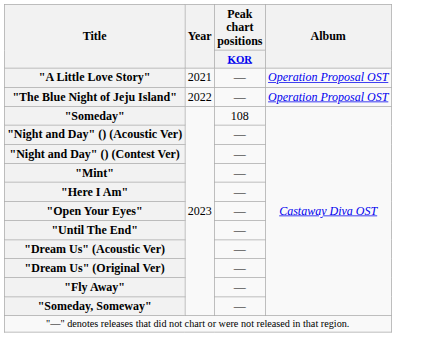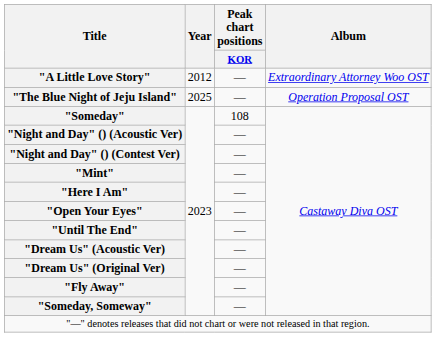(200, 77) 2021 -> (200, 77) 2012
(328, 77) Operation Proposal OST -> (348, 77) Extraordinary Attorney Woo OST
(200, 96) 2022 -> (200, 96) 2025
